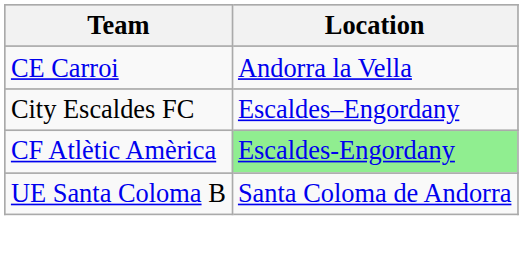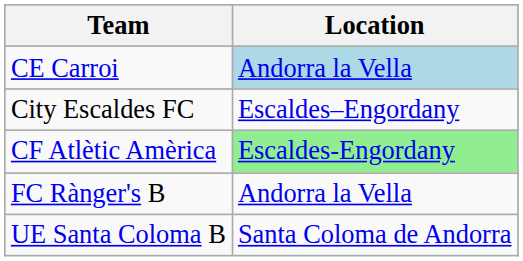(325, 67) no background -> (325, 67) lightblue background
+ row: (88, 192)
